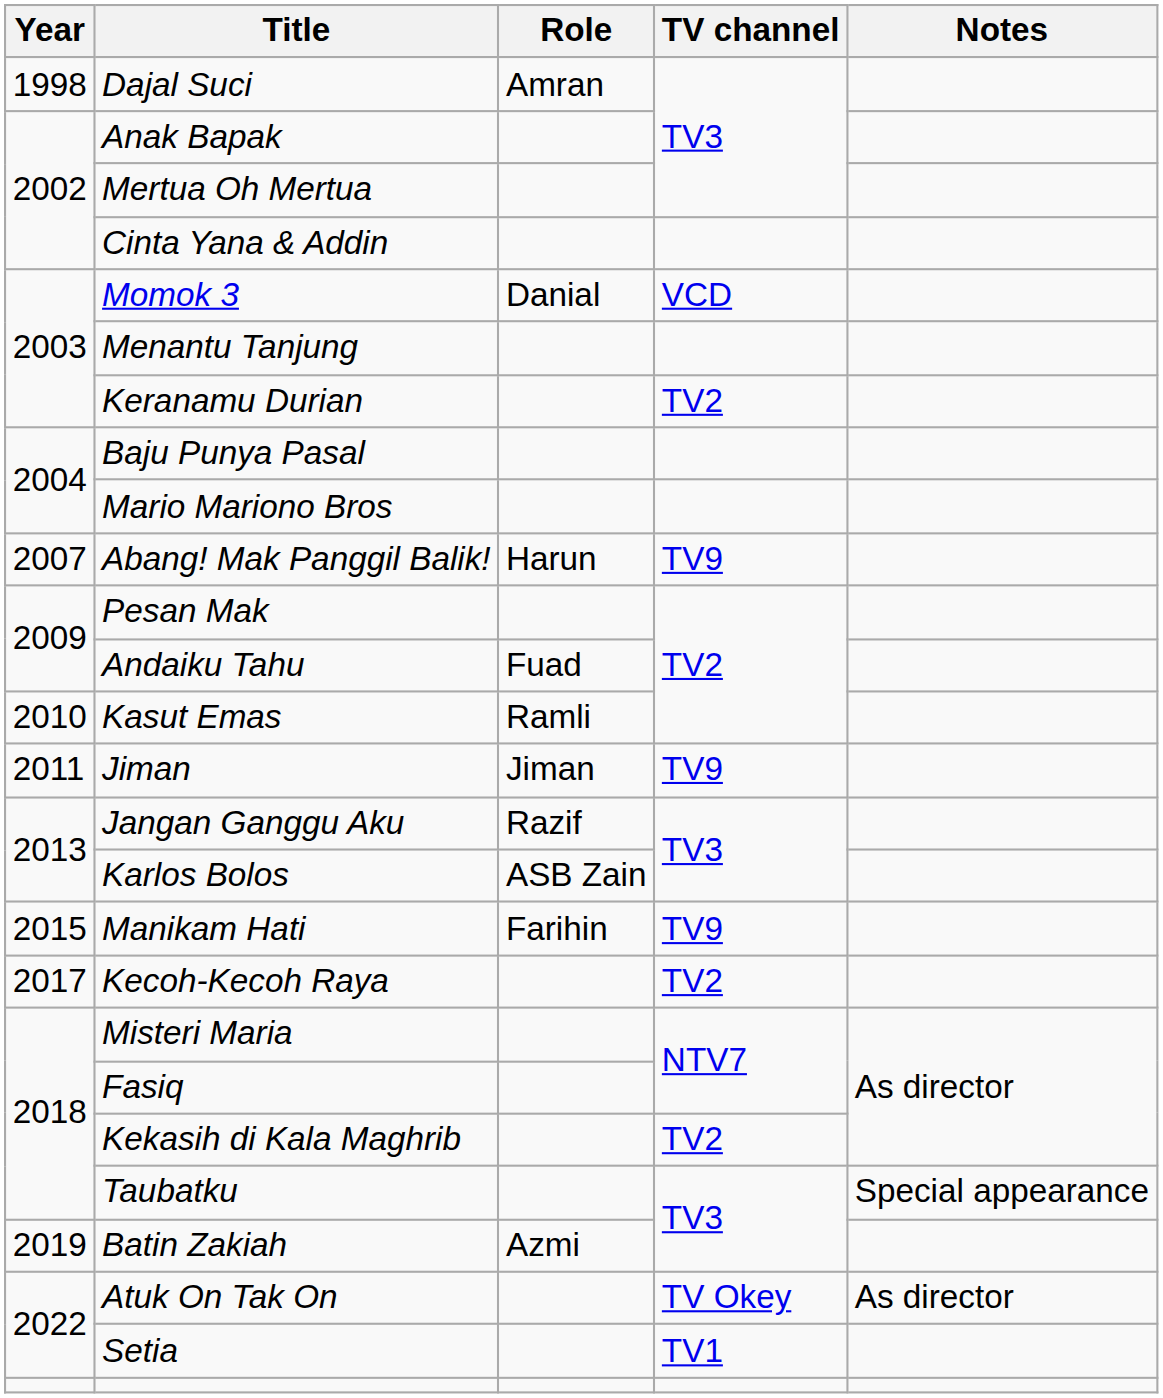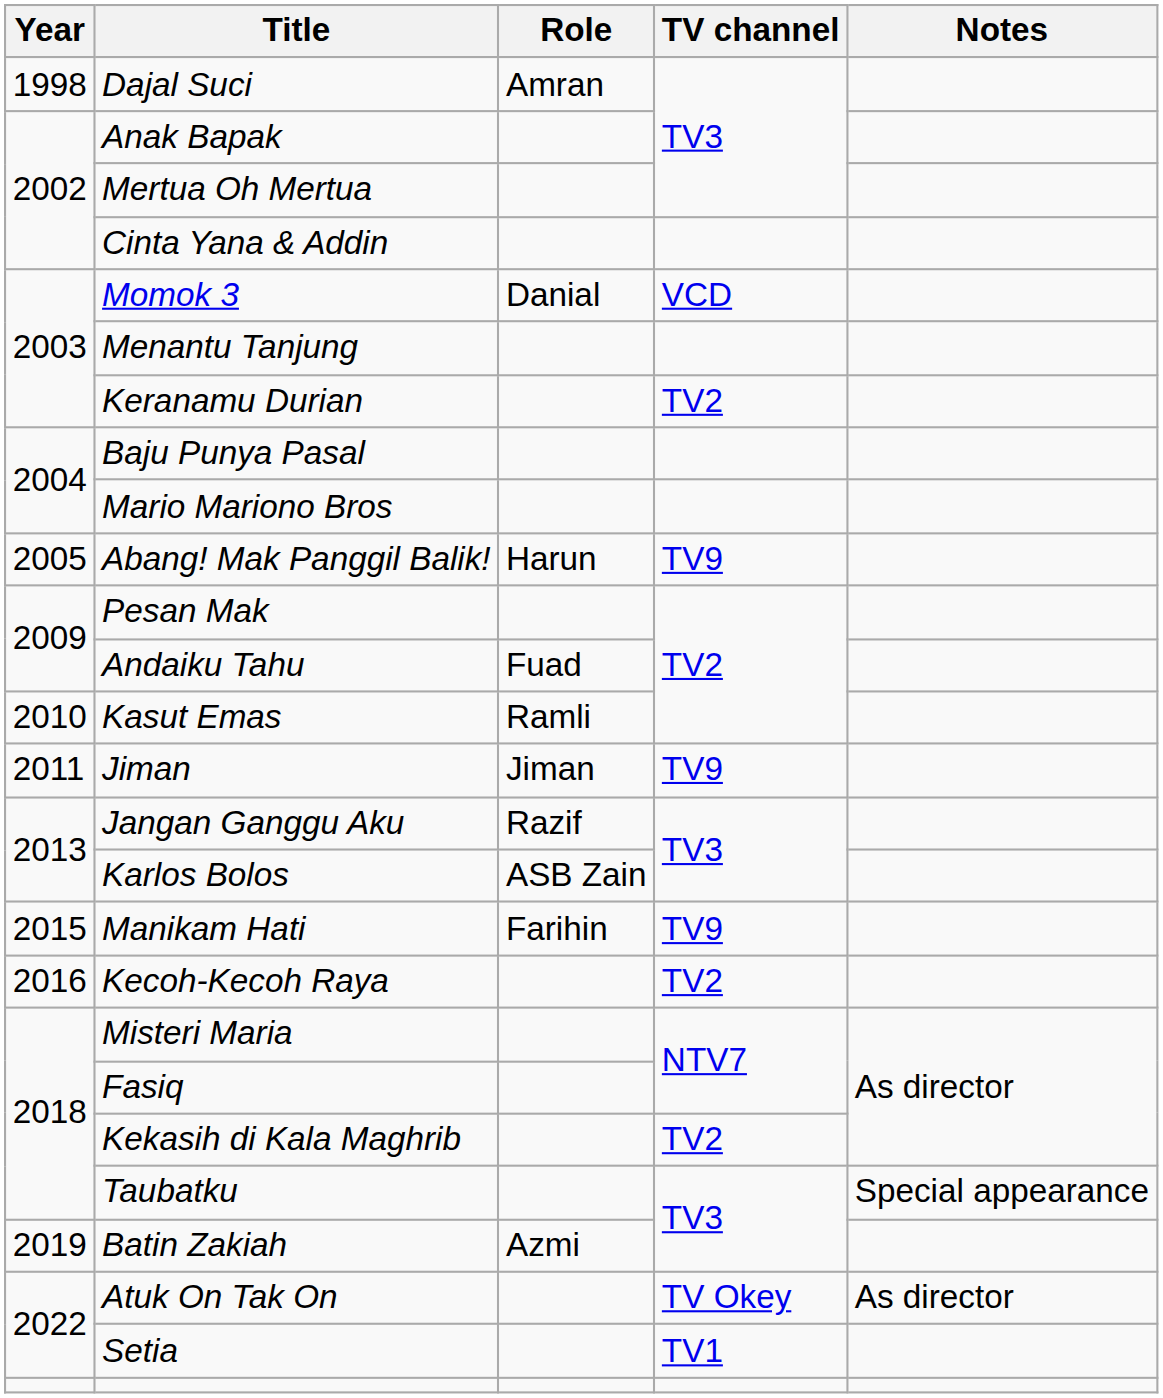(50, 558) 2007 -> (50, 558) 2005
(50, 980) 2017 -> (50, 980) 2016
